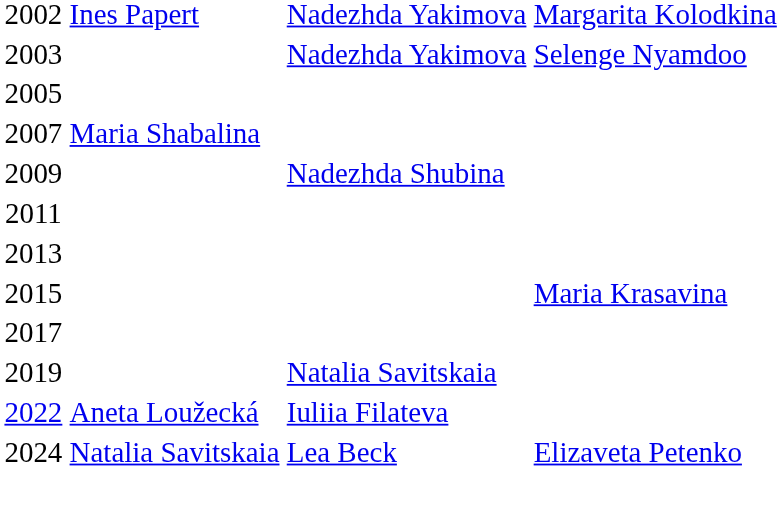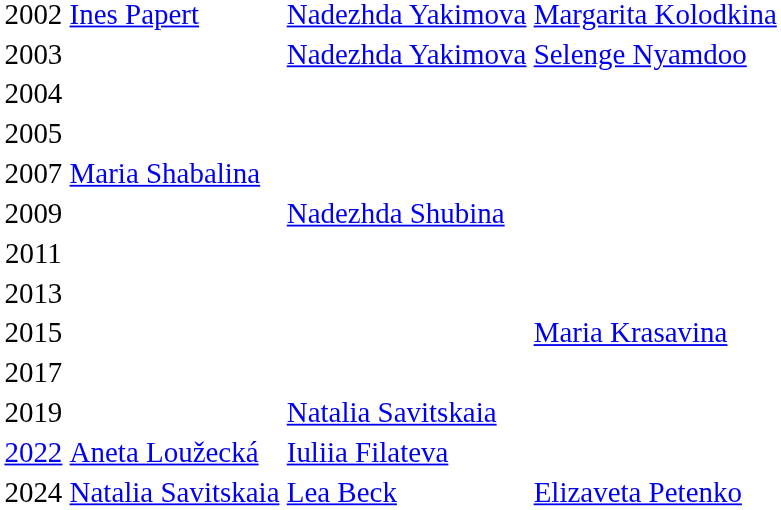+ row: (33, 93)
